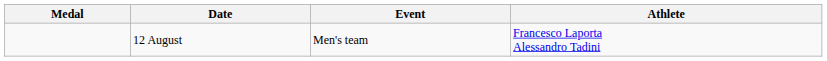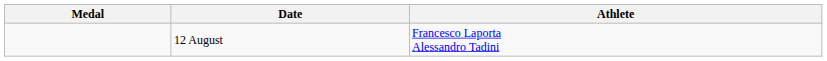- column: (410, 14)
